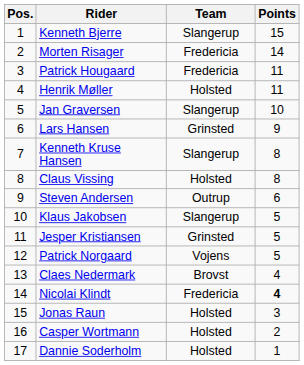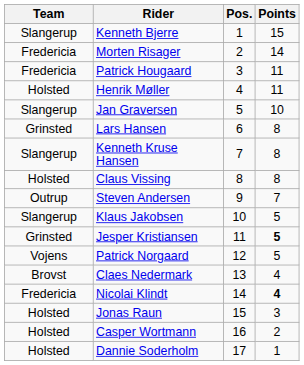columns swapped: (20, 14) <-> (211, 14)
(277, 128) 9 -> (277, 128) 8
(277, 198) 6 -> (277, 198) 7
(277, 237) normal -> (277, 237) bold
